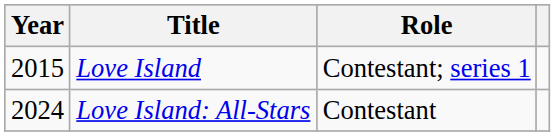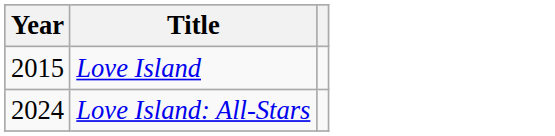- column: (427, 25)
